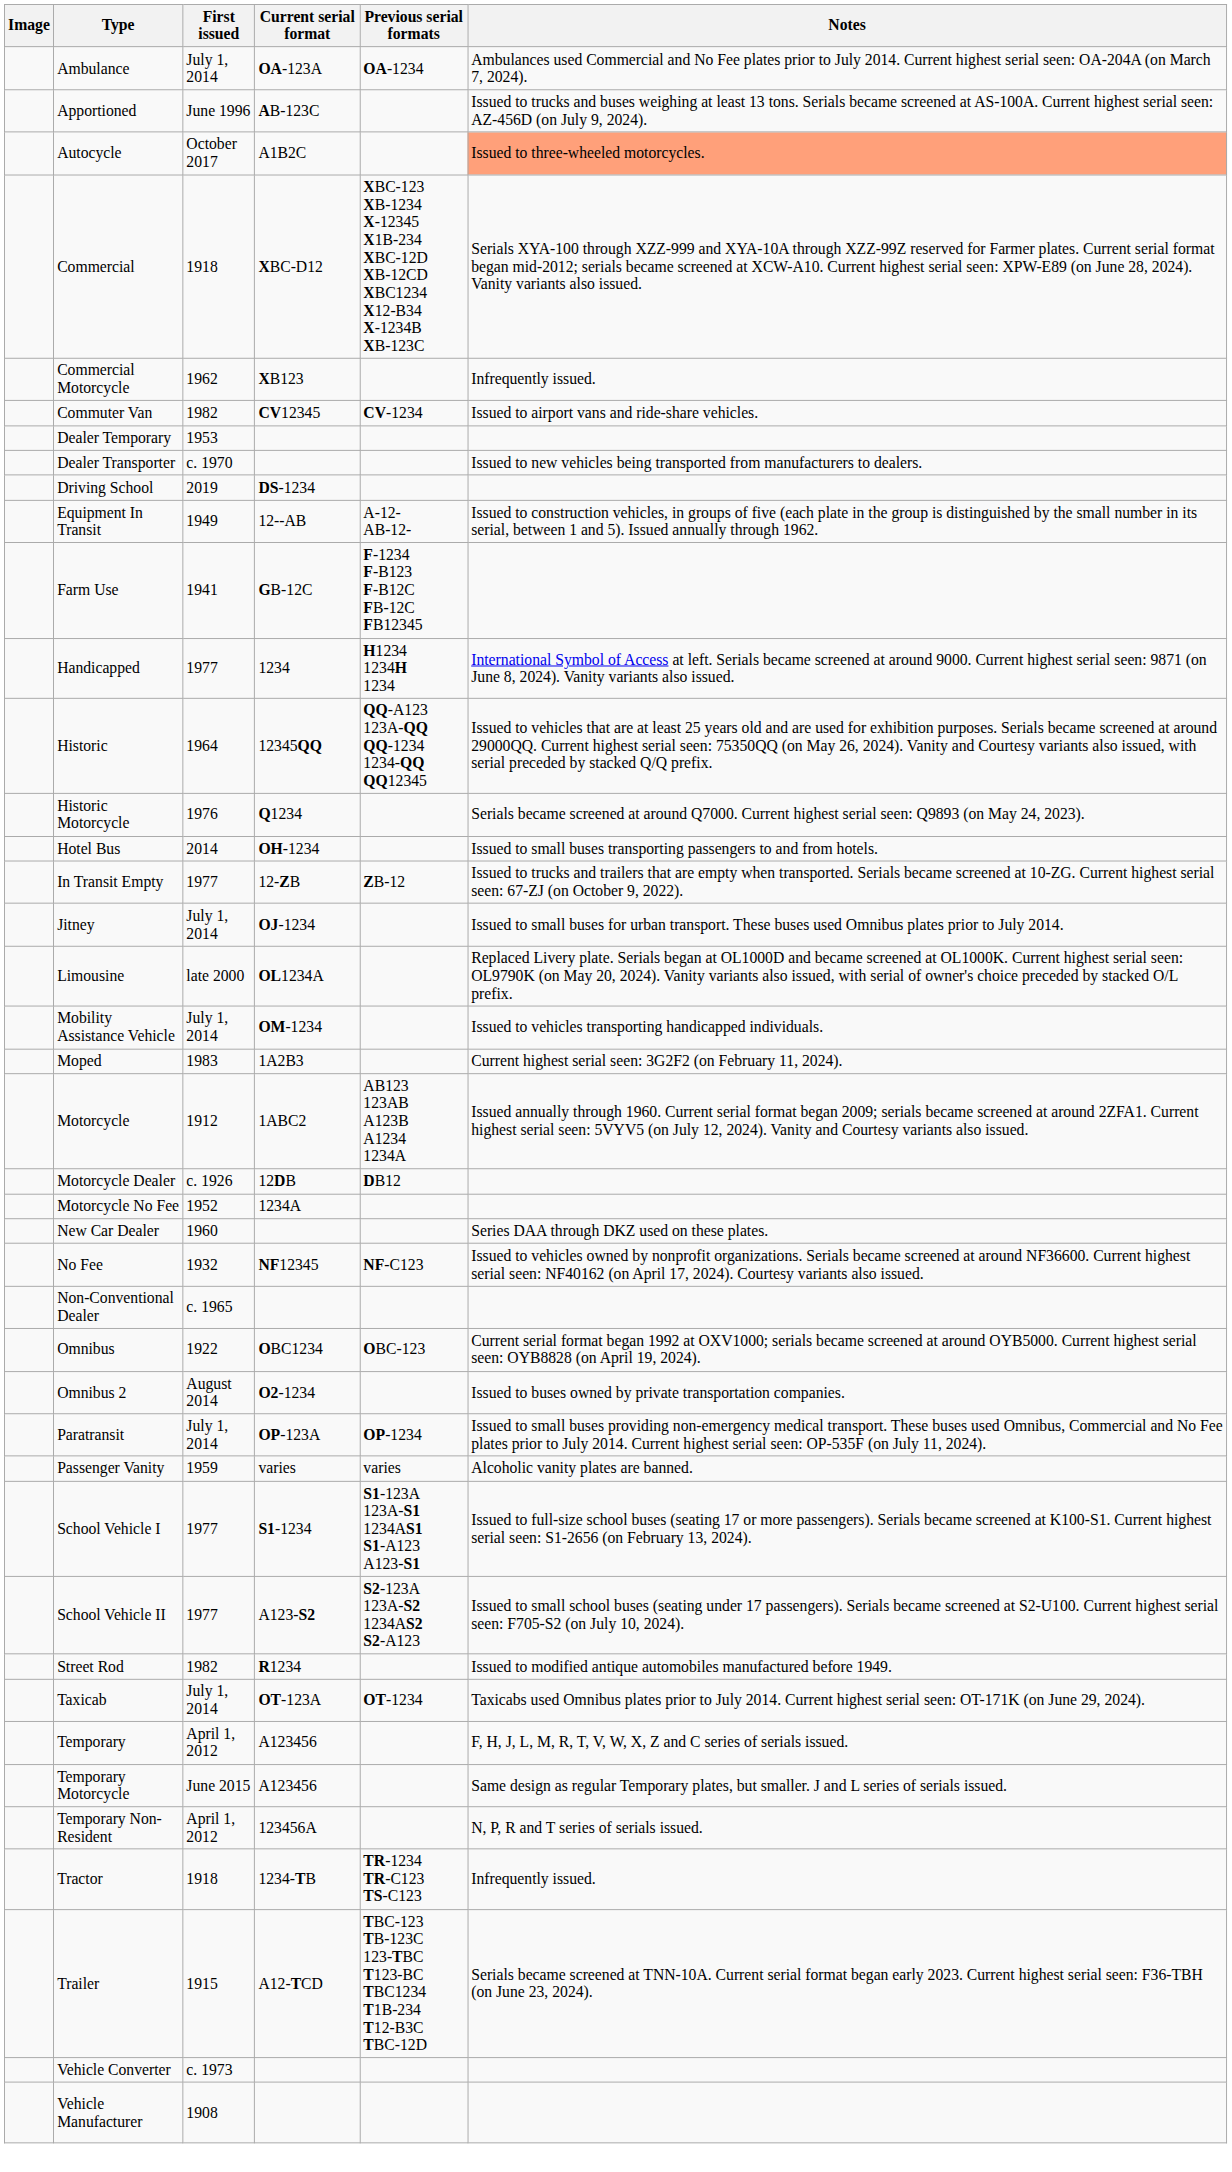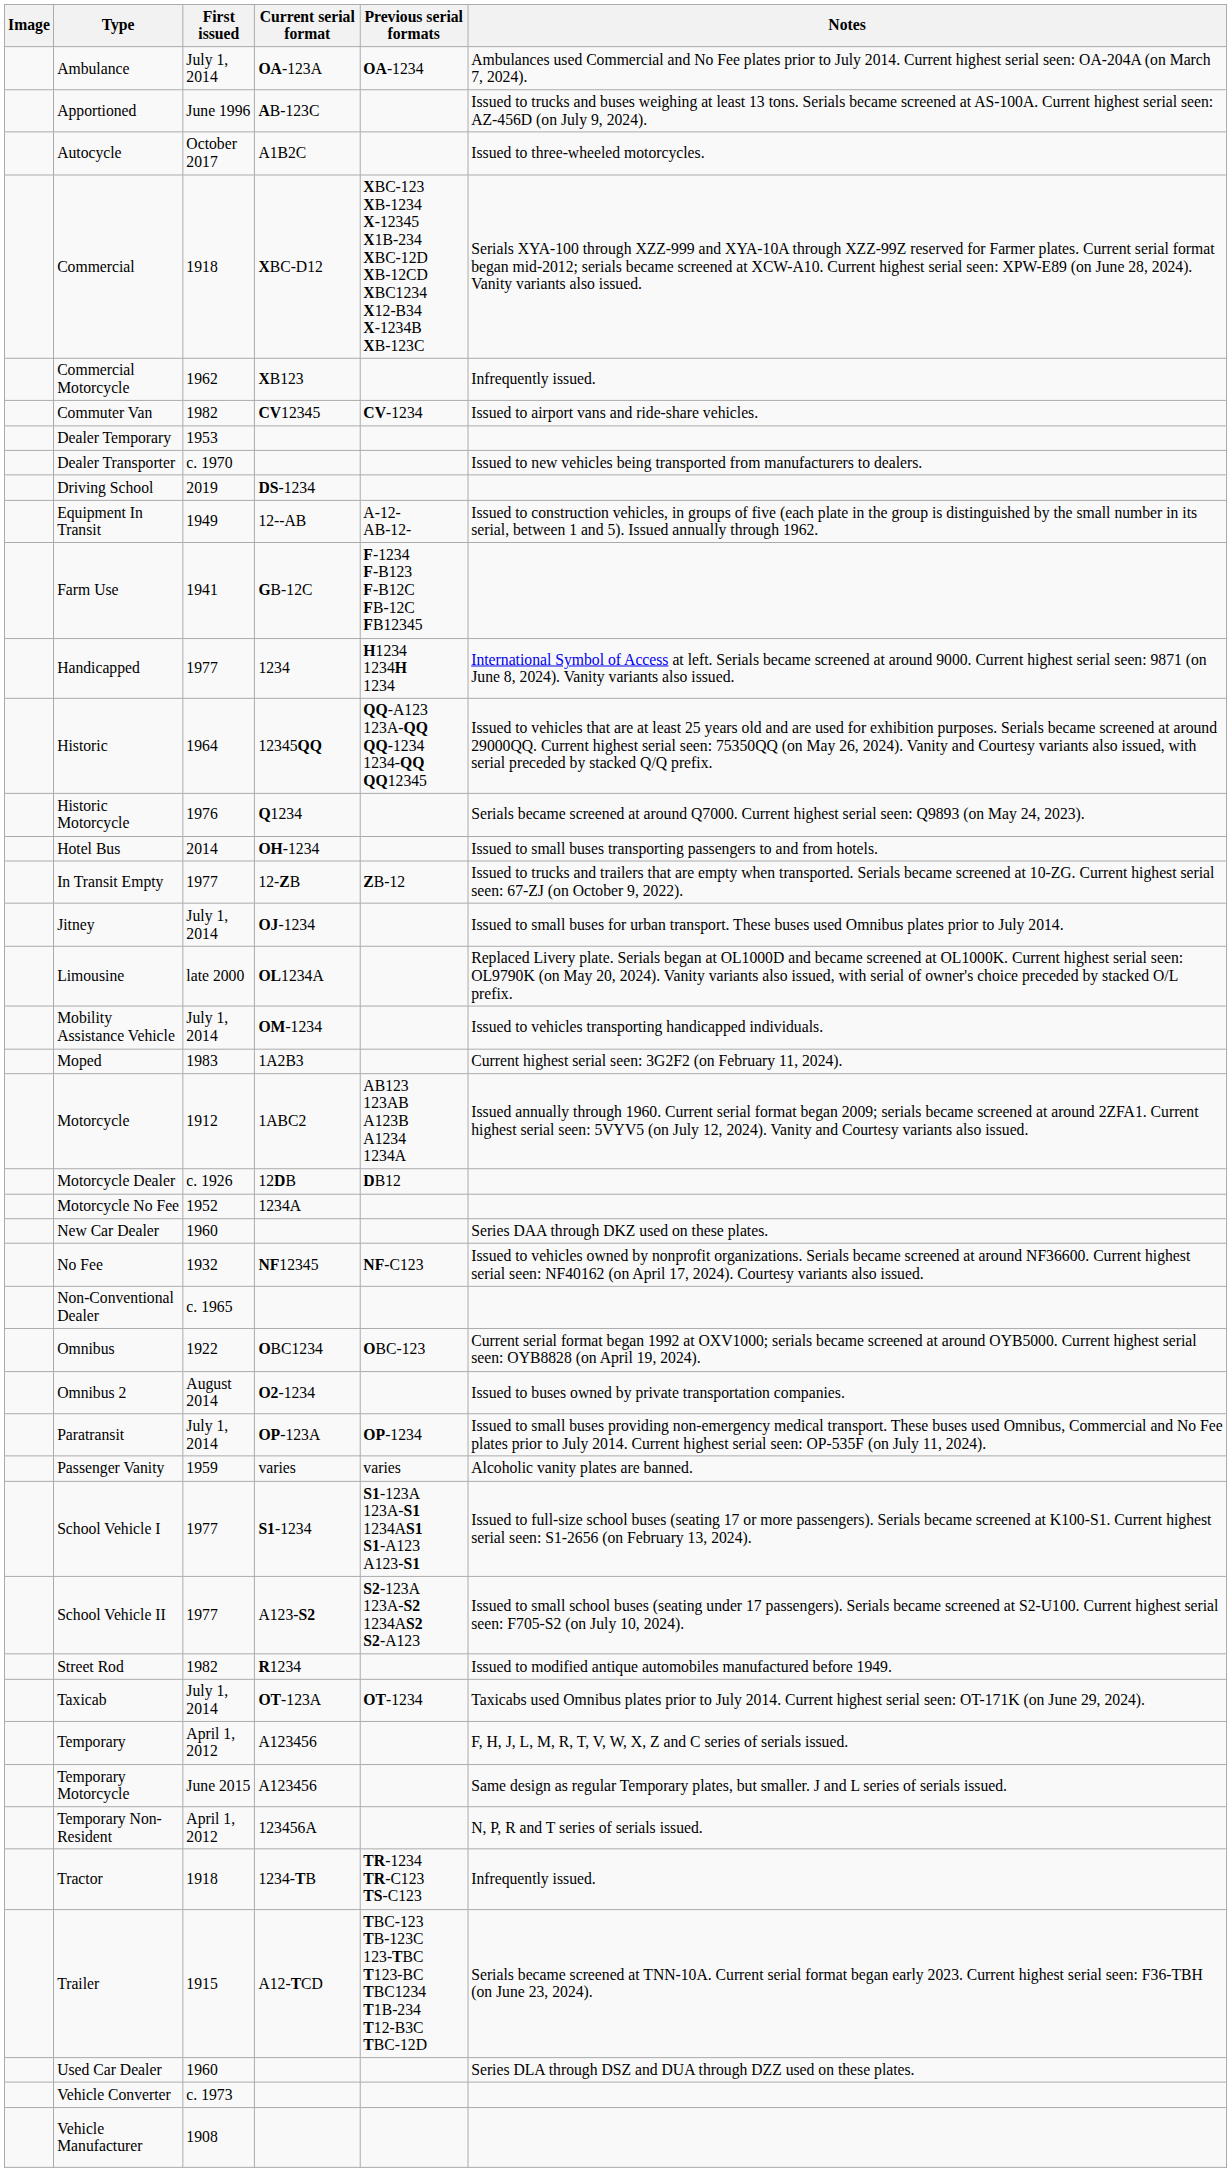(588, 153) lightsalmon background -> (588, 153) no background
+ row: (109, 2070)
